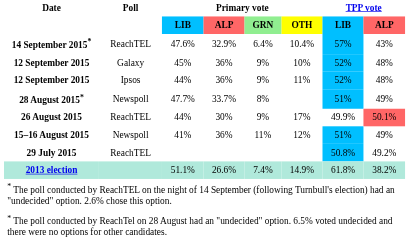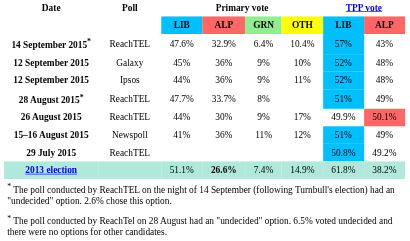(131, 99) Newspoll -> (130, 99) ReachTEL
(224, 170) normal -> (224, 170) bold
